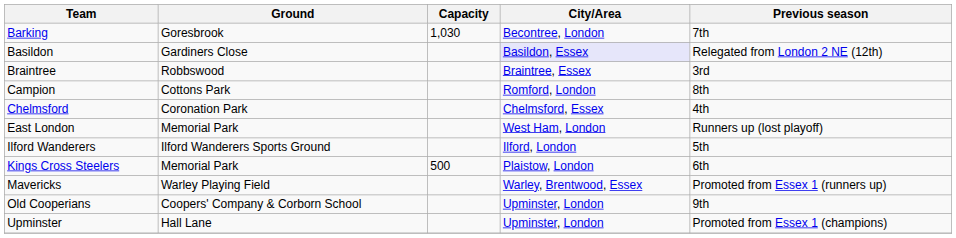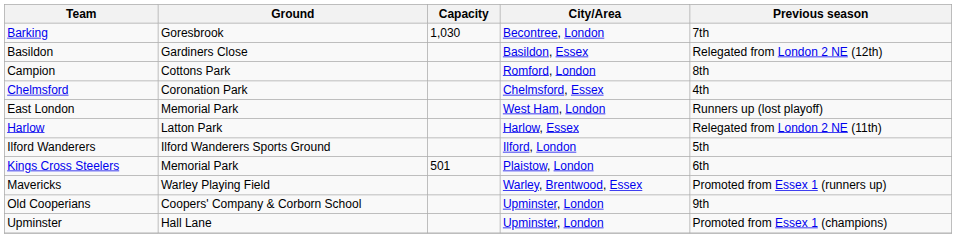(546, 52) lavender background -> (546, 52) no background
- row: (31, 71)
+ row: (26, 128)
(440, 166) 500 -> (440, 166) 501
